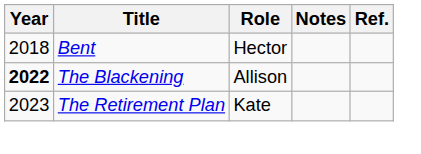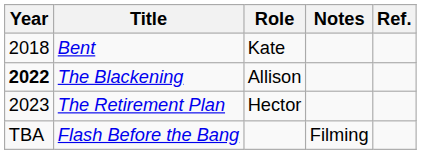(260, 47) Hector -> (266, 47) Kate
(252, 105) Kate -> (275, 105) Hector
+ row: (149, 134)
